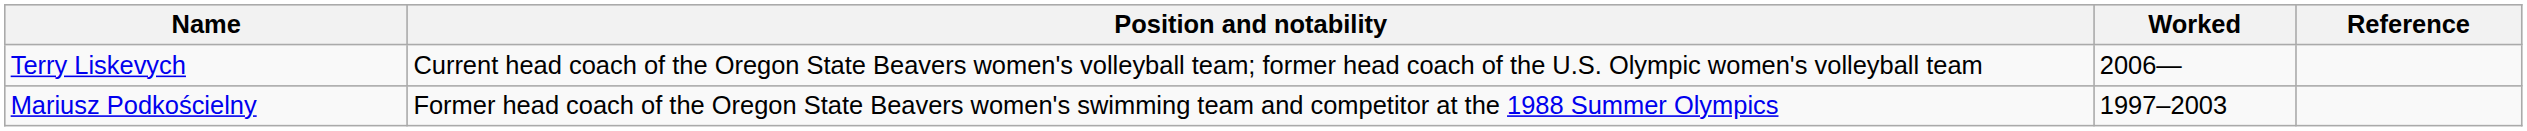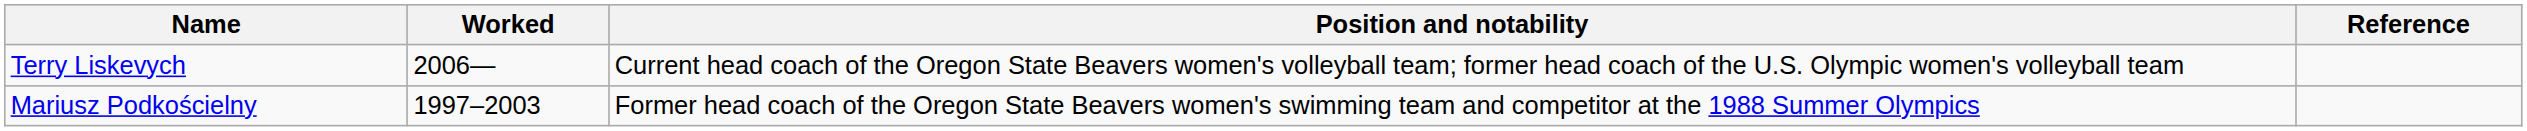columns swapped: (2195, 24) <-> (1251, 24)
